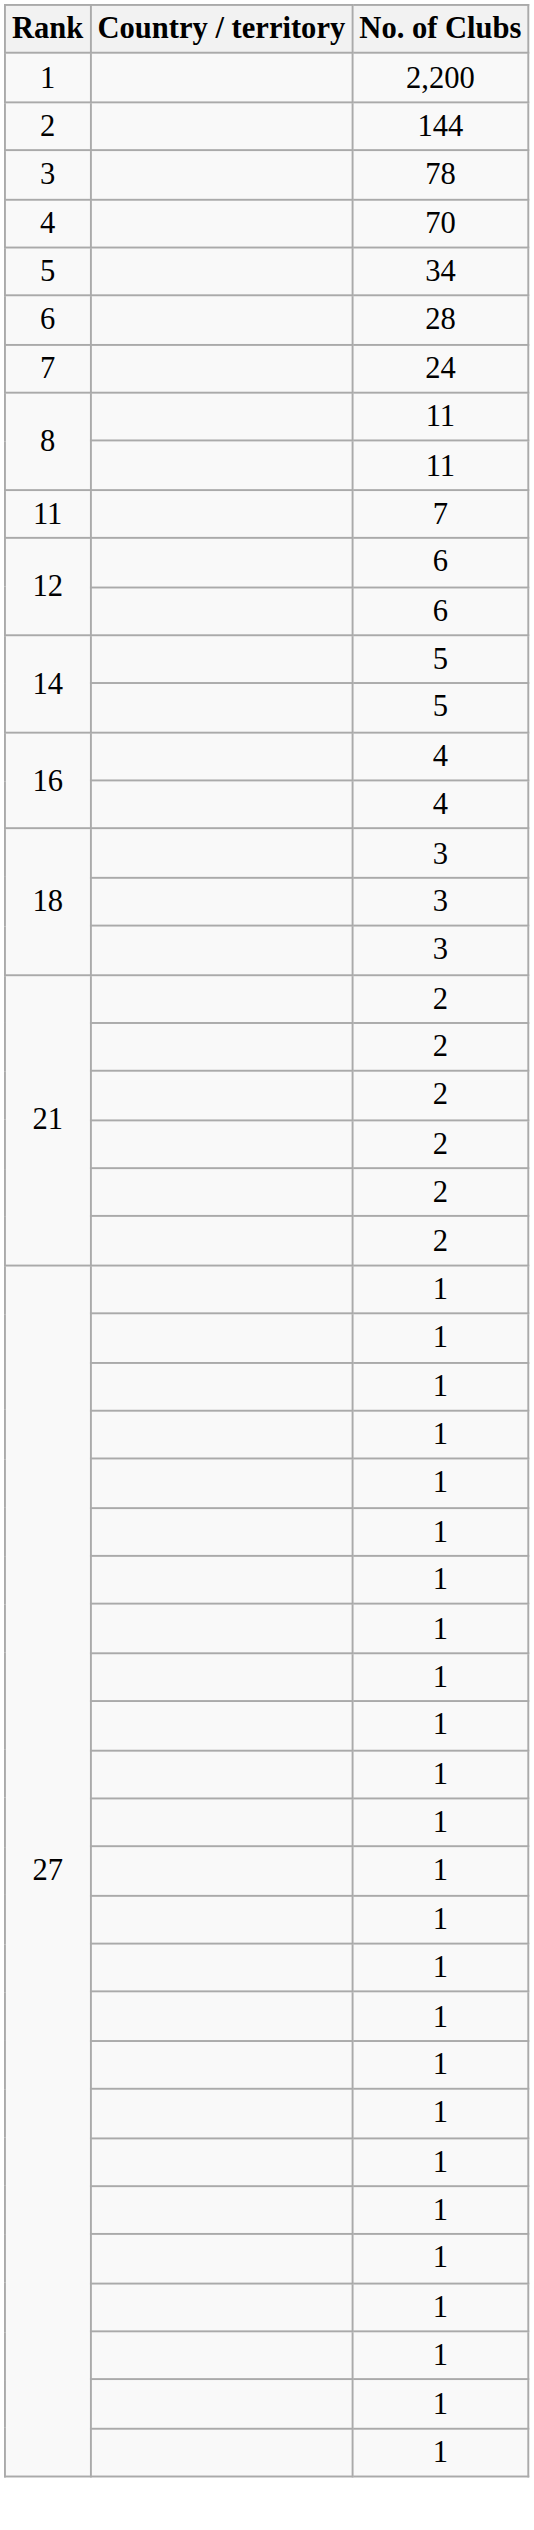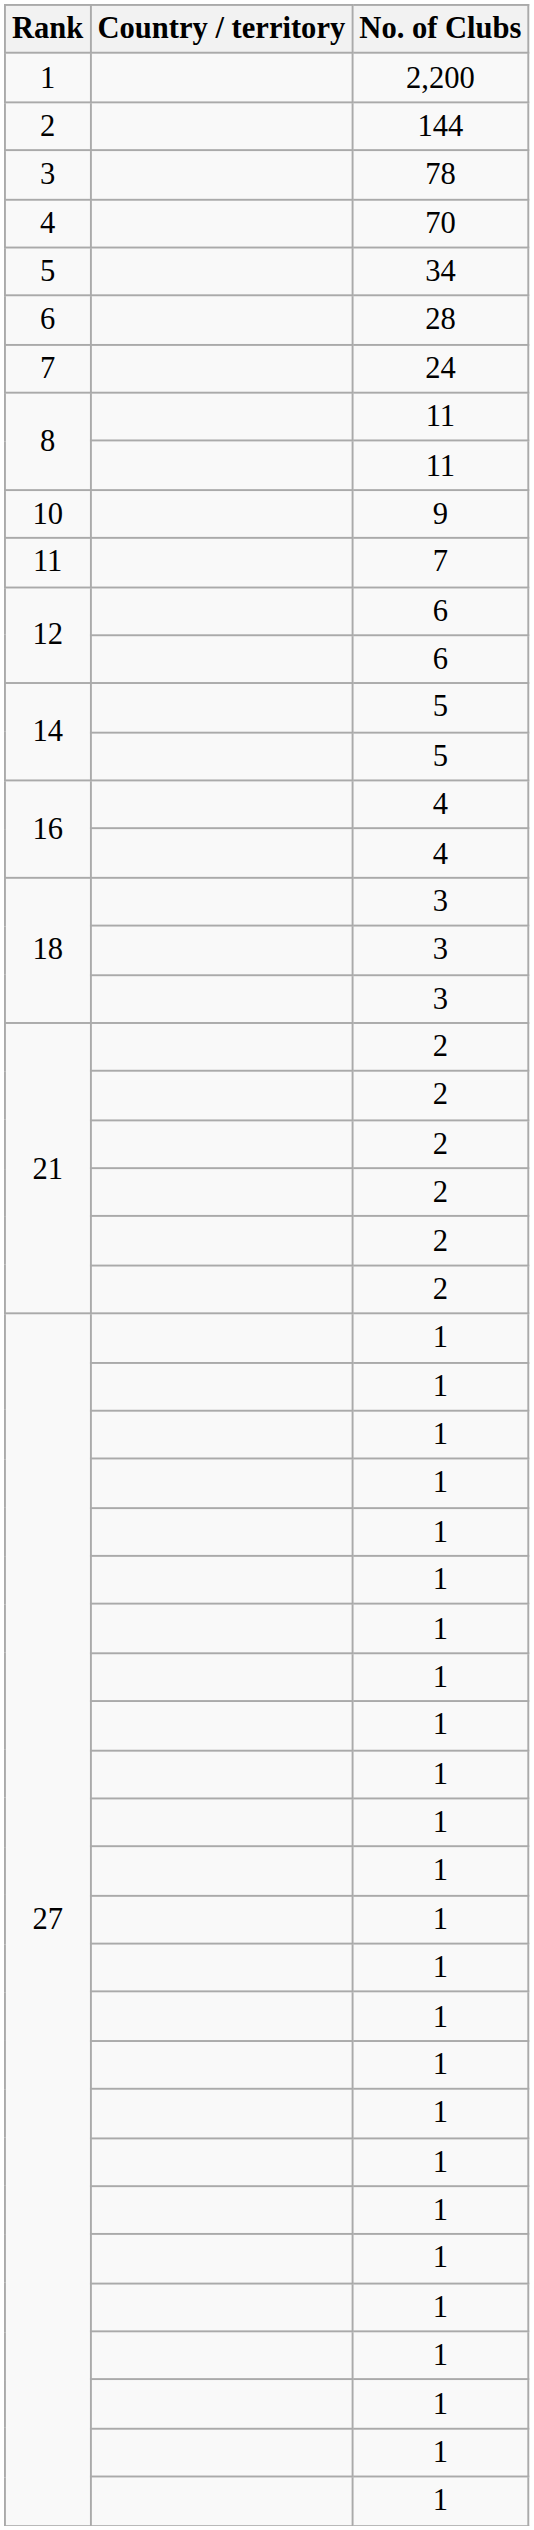+ row: (48, 513)
